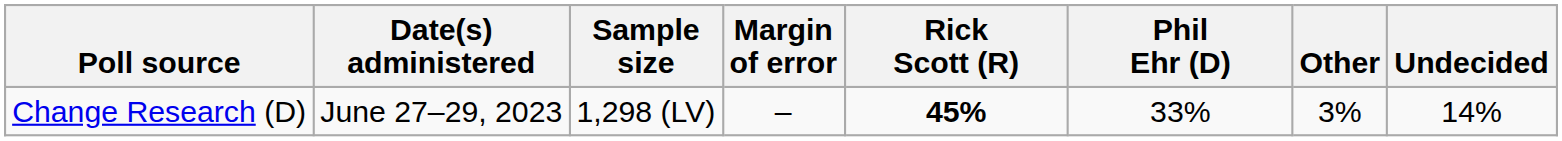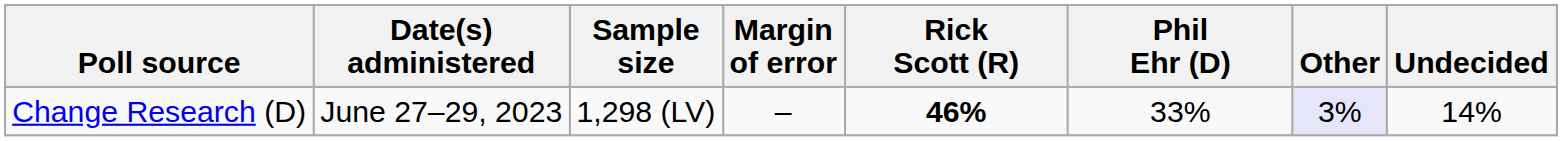(956, 111) 45% -> (956, 111) 46%
(1340, 111) no background -> (1340, 111) lavender background
